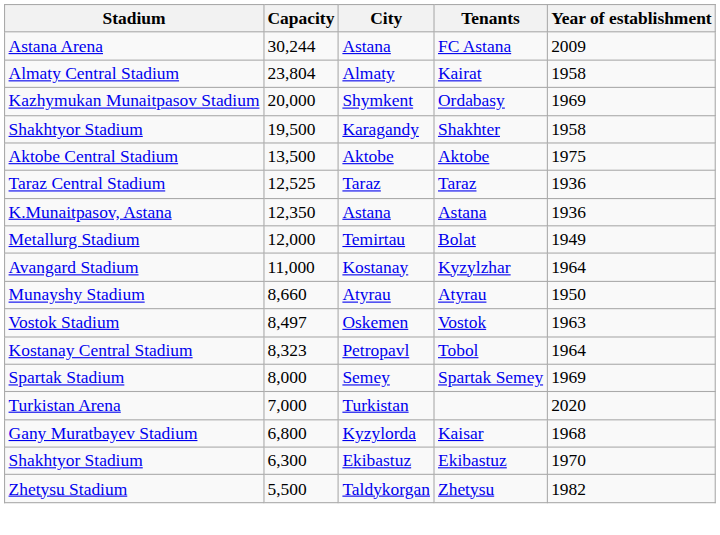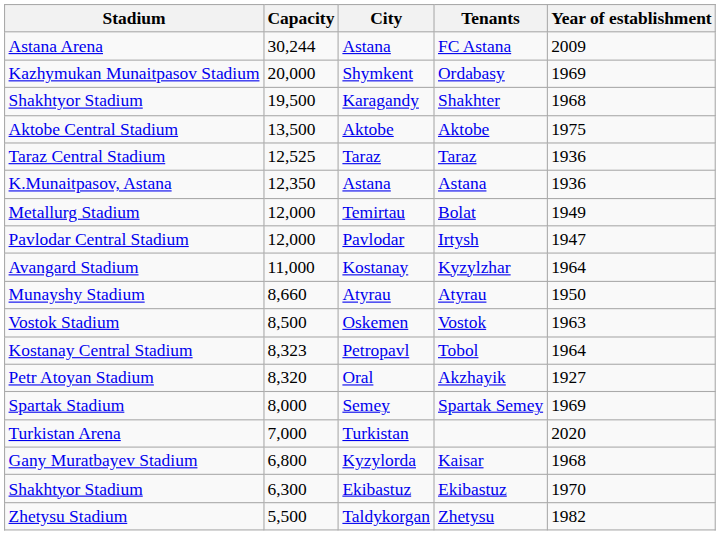- row: (460, 73)
(569, 128) 1958 -> (569, 101) 1968
+ row: (458, 239)
(287, 322) 8,497 -> (287, 322) 8,500
+ row: (472, 377)
